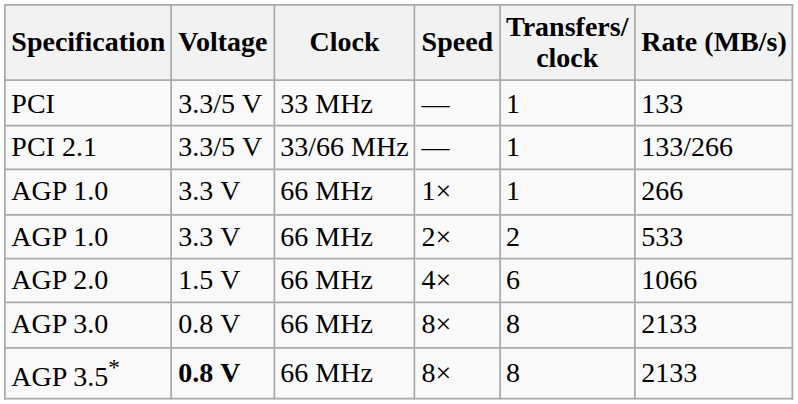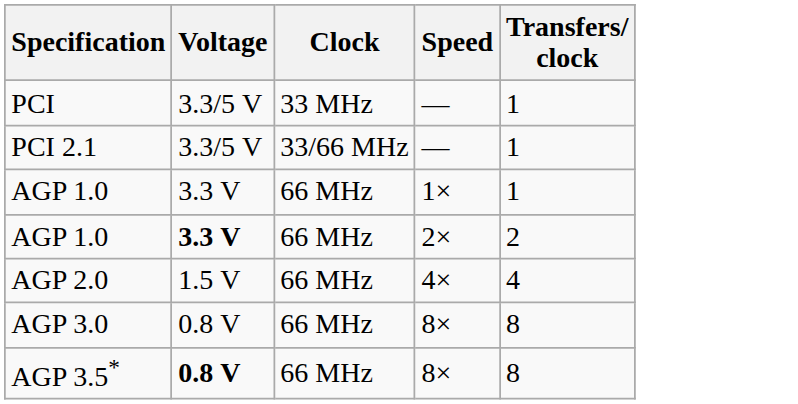- column: (714, 42)
(209, 235) normal -> (209, 235) bold
(513, 280) 6 -> (513, 280) 4
